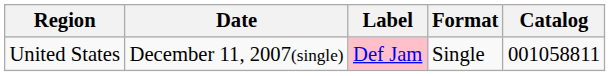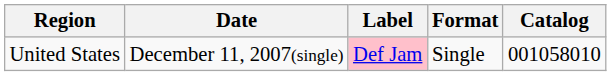(554, 53) 001058811 -> (554, 53) 001058010
